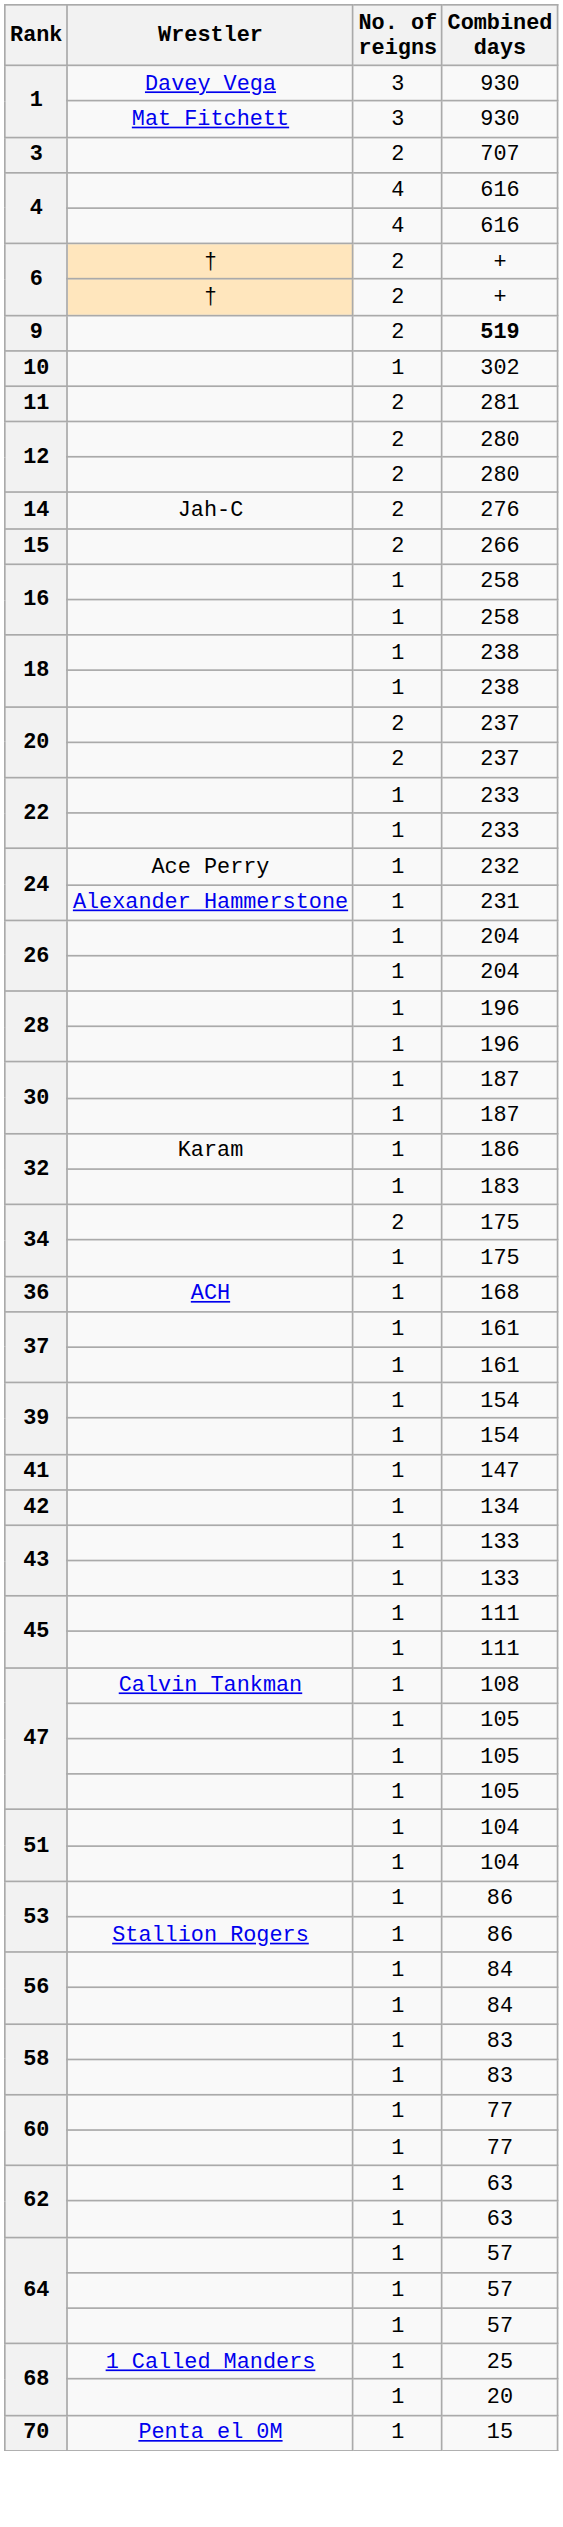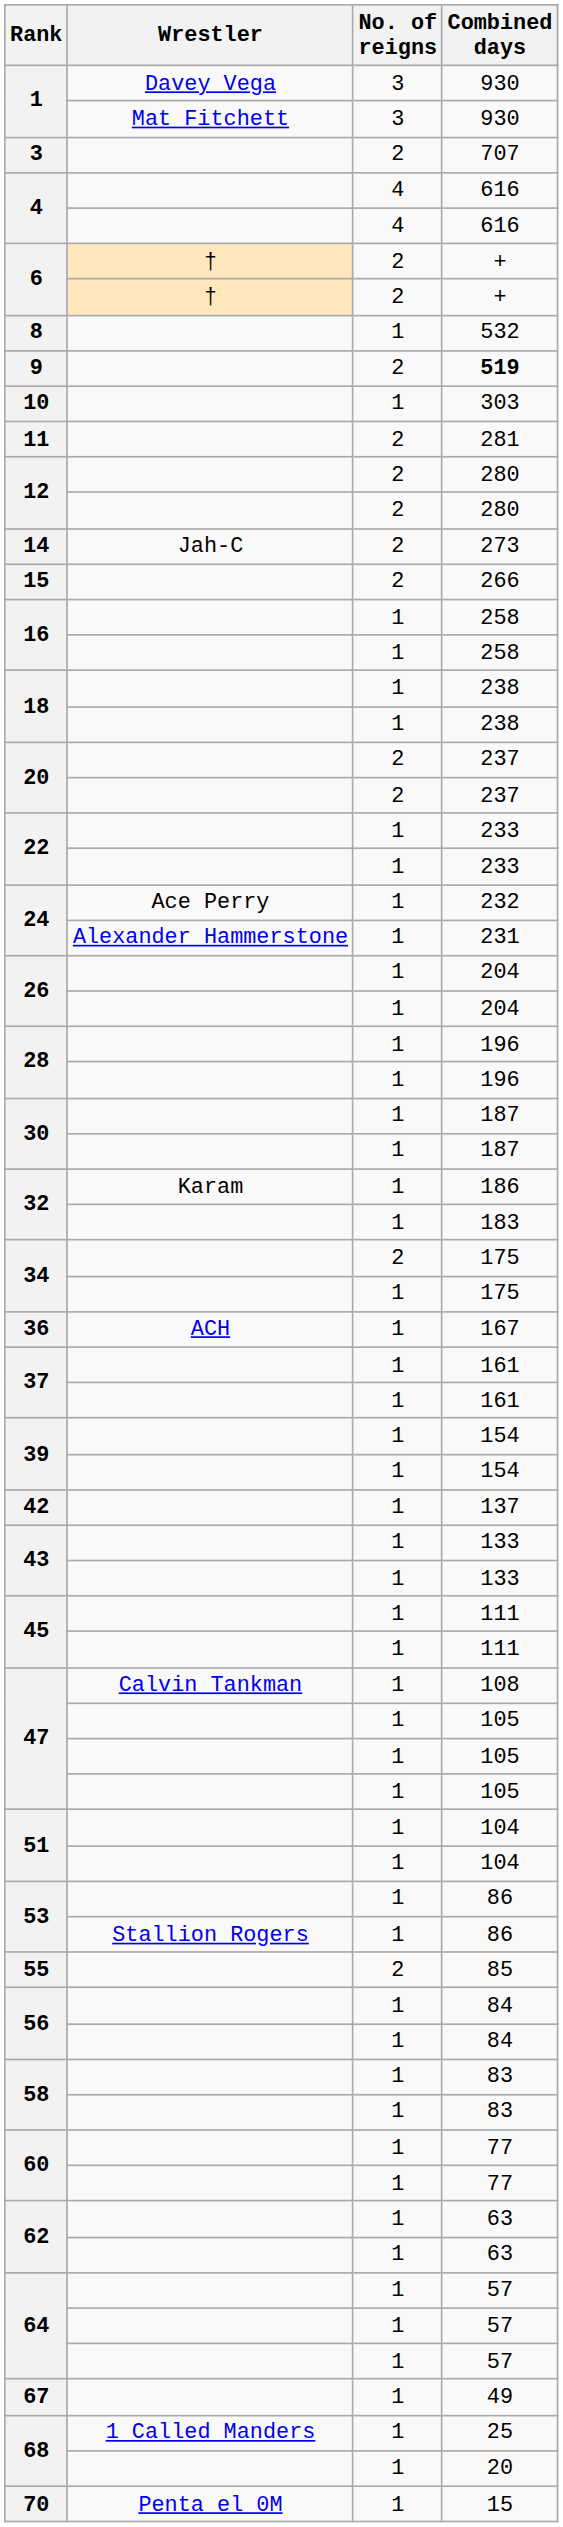+ row: (36, 333)
(500, 368) 302 -> (500, 404) 303
(500, 511) 276 -> (500, 546) 273
(500, 1294) 168 -> (500, 1329) 167
- row: (36, 1472)
(500, 1507) 134 -> (500, 1507) 137
+ row: (36, 1970)
+ row: (36, 2397)
